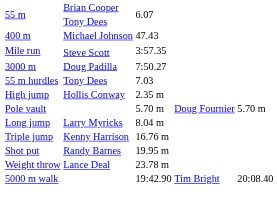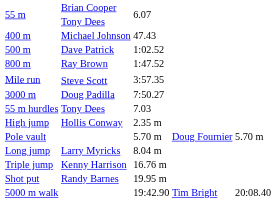+ row: (18, 50)
+ row: (18, 64)
- row: (33, 165)
